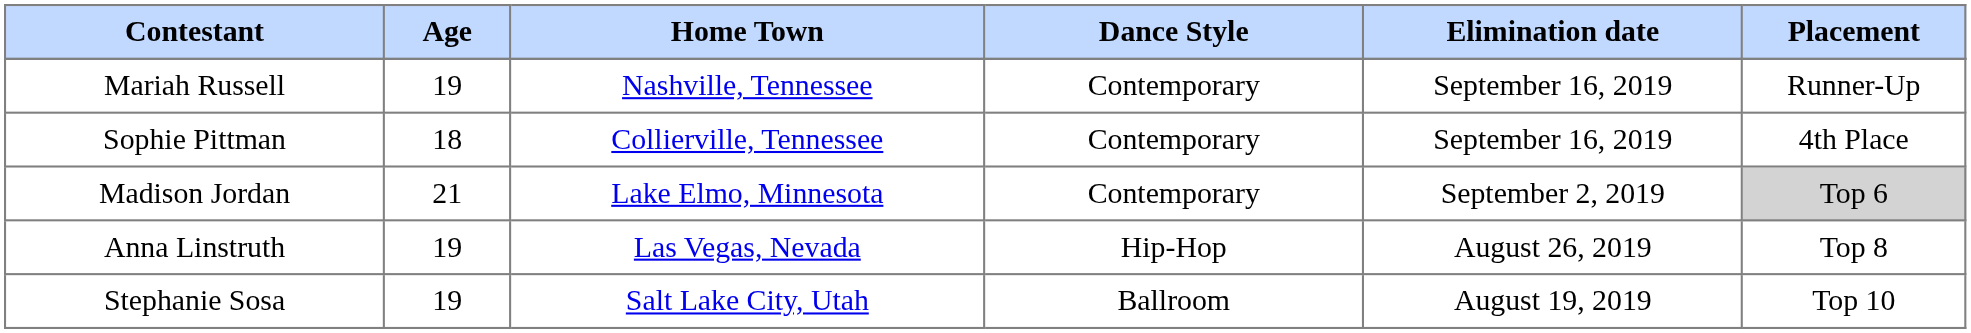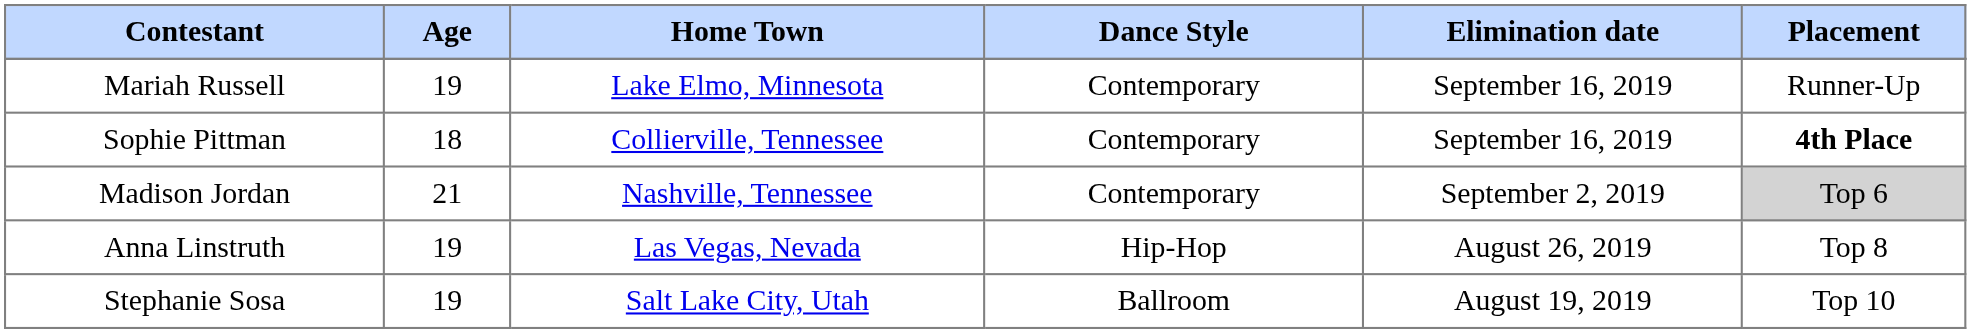(747, 85) Nashville, Tennessee -> (747, 85) Lake Elmo, Minnesota
(1854, 139) normal -> (1854, 139) bold
(747, 192) Lake Elmo, Minnesota -> (747, 192) Nashville, Tennessee
